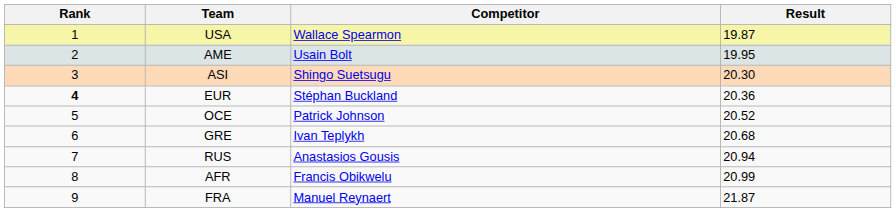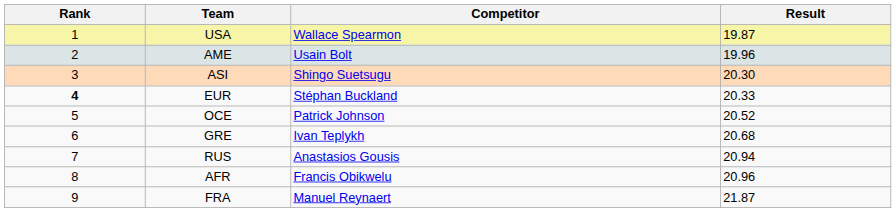(739, 55) 19.95 -> (739, 55) 19.96
(739, 95) 20.36 -> (739, 95) 20.33
(739, 177) 20.99 -> (739, 177) 20.96
